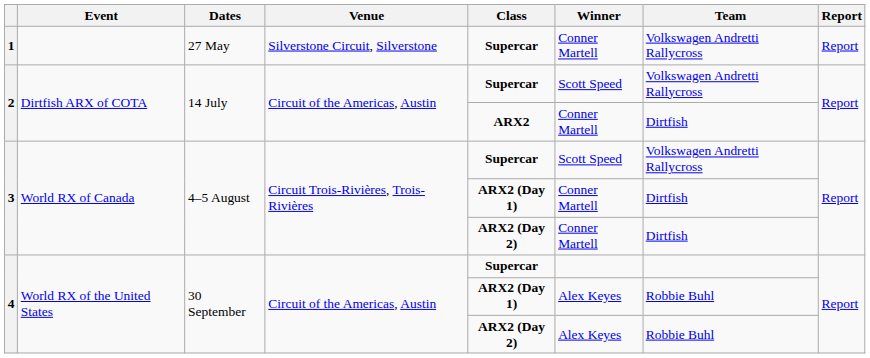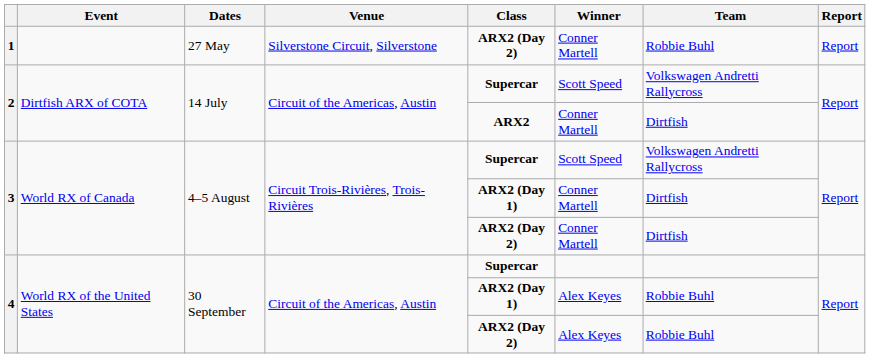(512, 45) Supercar -> (512, 45) ARX2 (Day 2)
(702, 45) Volkswagen Andretti Rallycross -> (680, 45) Robbie Buhl
